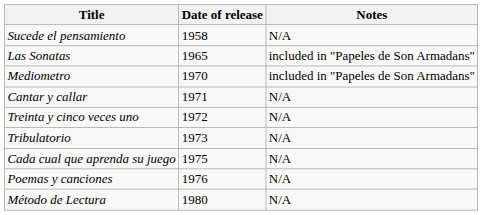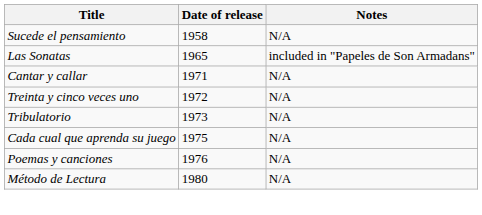- row: (39, 76)
